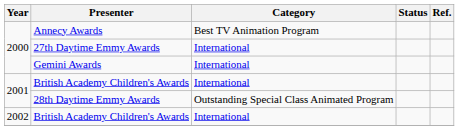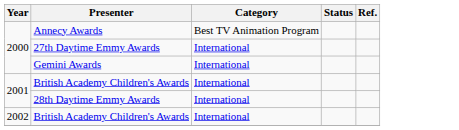(294, 99) Outstanding Special Class Animated Program -> (222, 99) International
